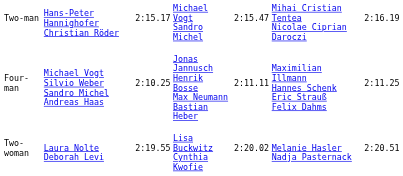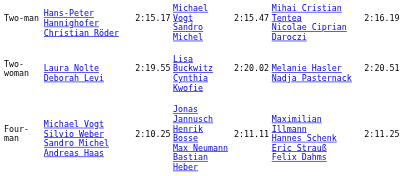rows swapped: (16, 83) <-> (16, 148)
